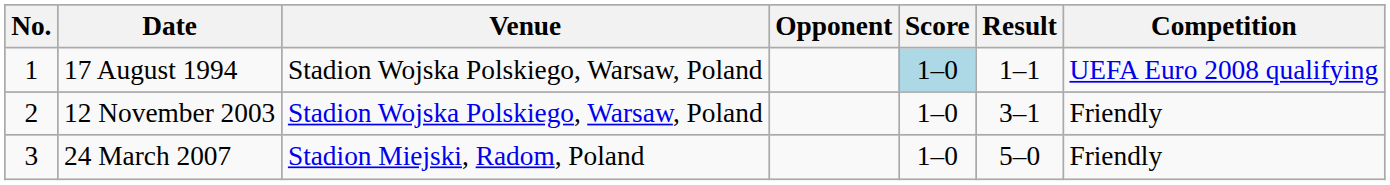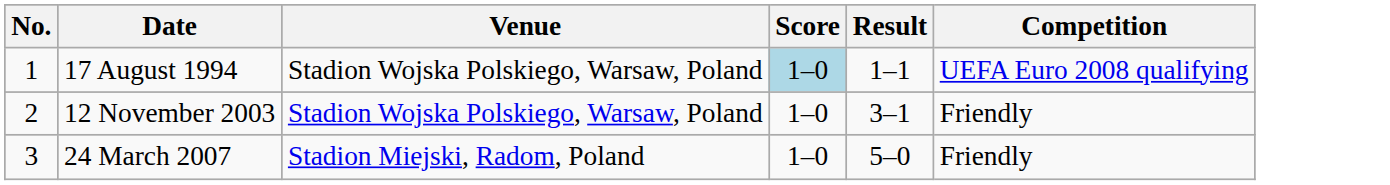- column: (834, 26)
